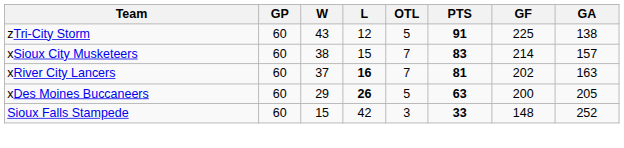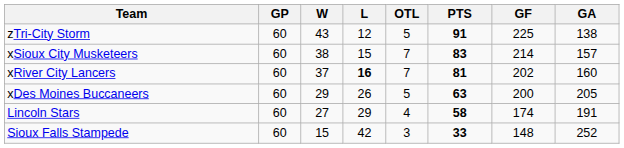(587, 73) 163 -> (587, 73) 160
(364, 93) bold -> (364, 93) normal
+ row: (43, 113)
